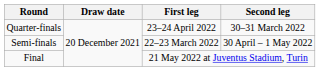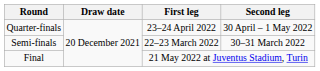(268, 27) 30–31 March 2022 -> (268, 27) 30 April – 1 May 2022
(268, 43) 30 April – 1 May 2022 -> (268, 43) 30–31 March 2022
